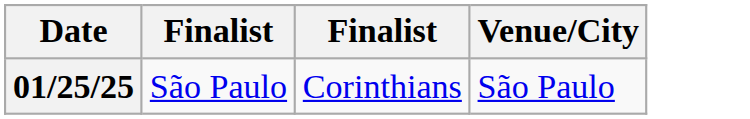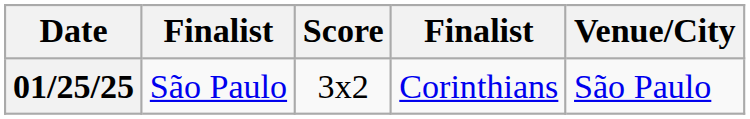+ column: (343, 31)
